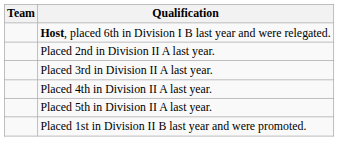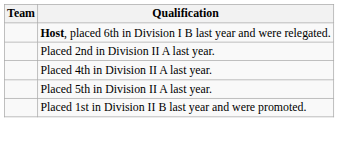- row: (127, 70)
